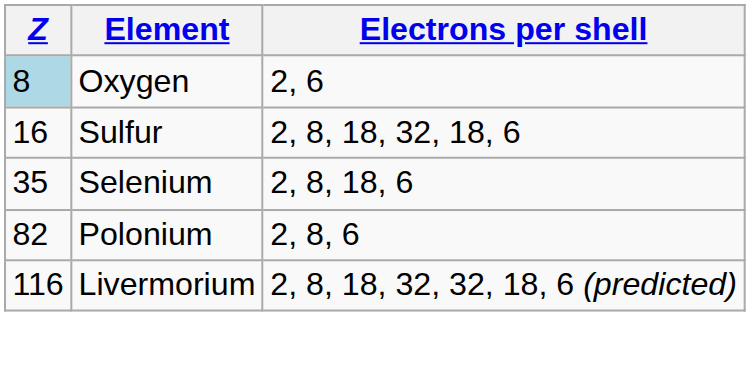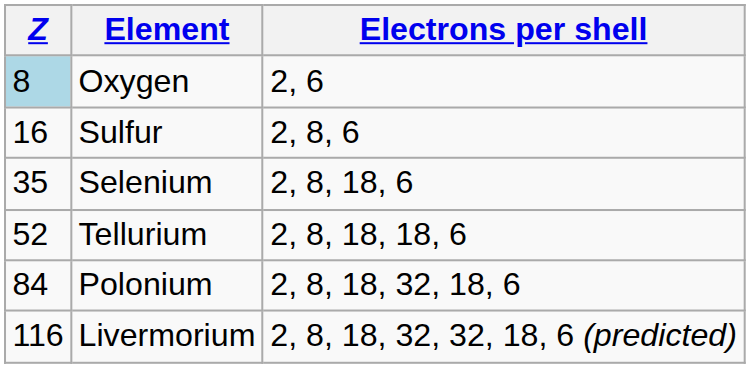(395, 132) 2, 8, 18, 32, 18, 6 -> (315, 132) 2, 8, 6
+ row: (143, 234)
(30, 234) 82 -> (30, 285) 84
(315, 234) 2, 8, 6 -> (395, 285) 2, 8, 18, 32, 18, 6
